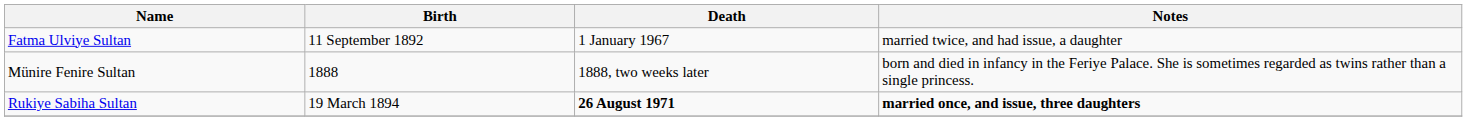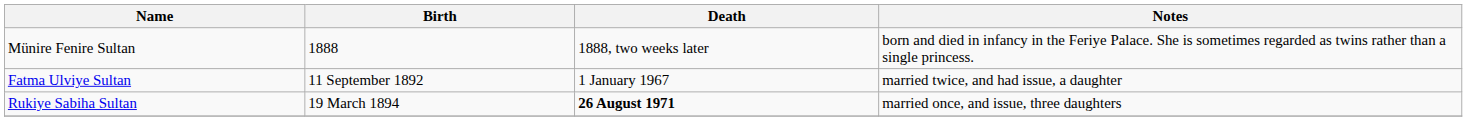rows swapped: (72, 71) <-> (69, 39)
(1011, 103) bold -> (1002, 103) normal
